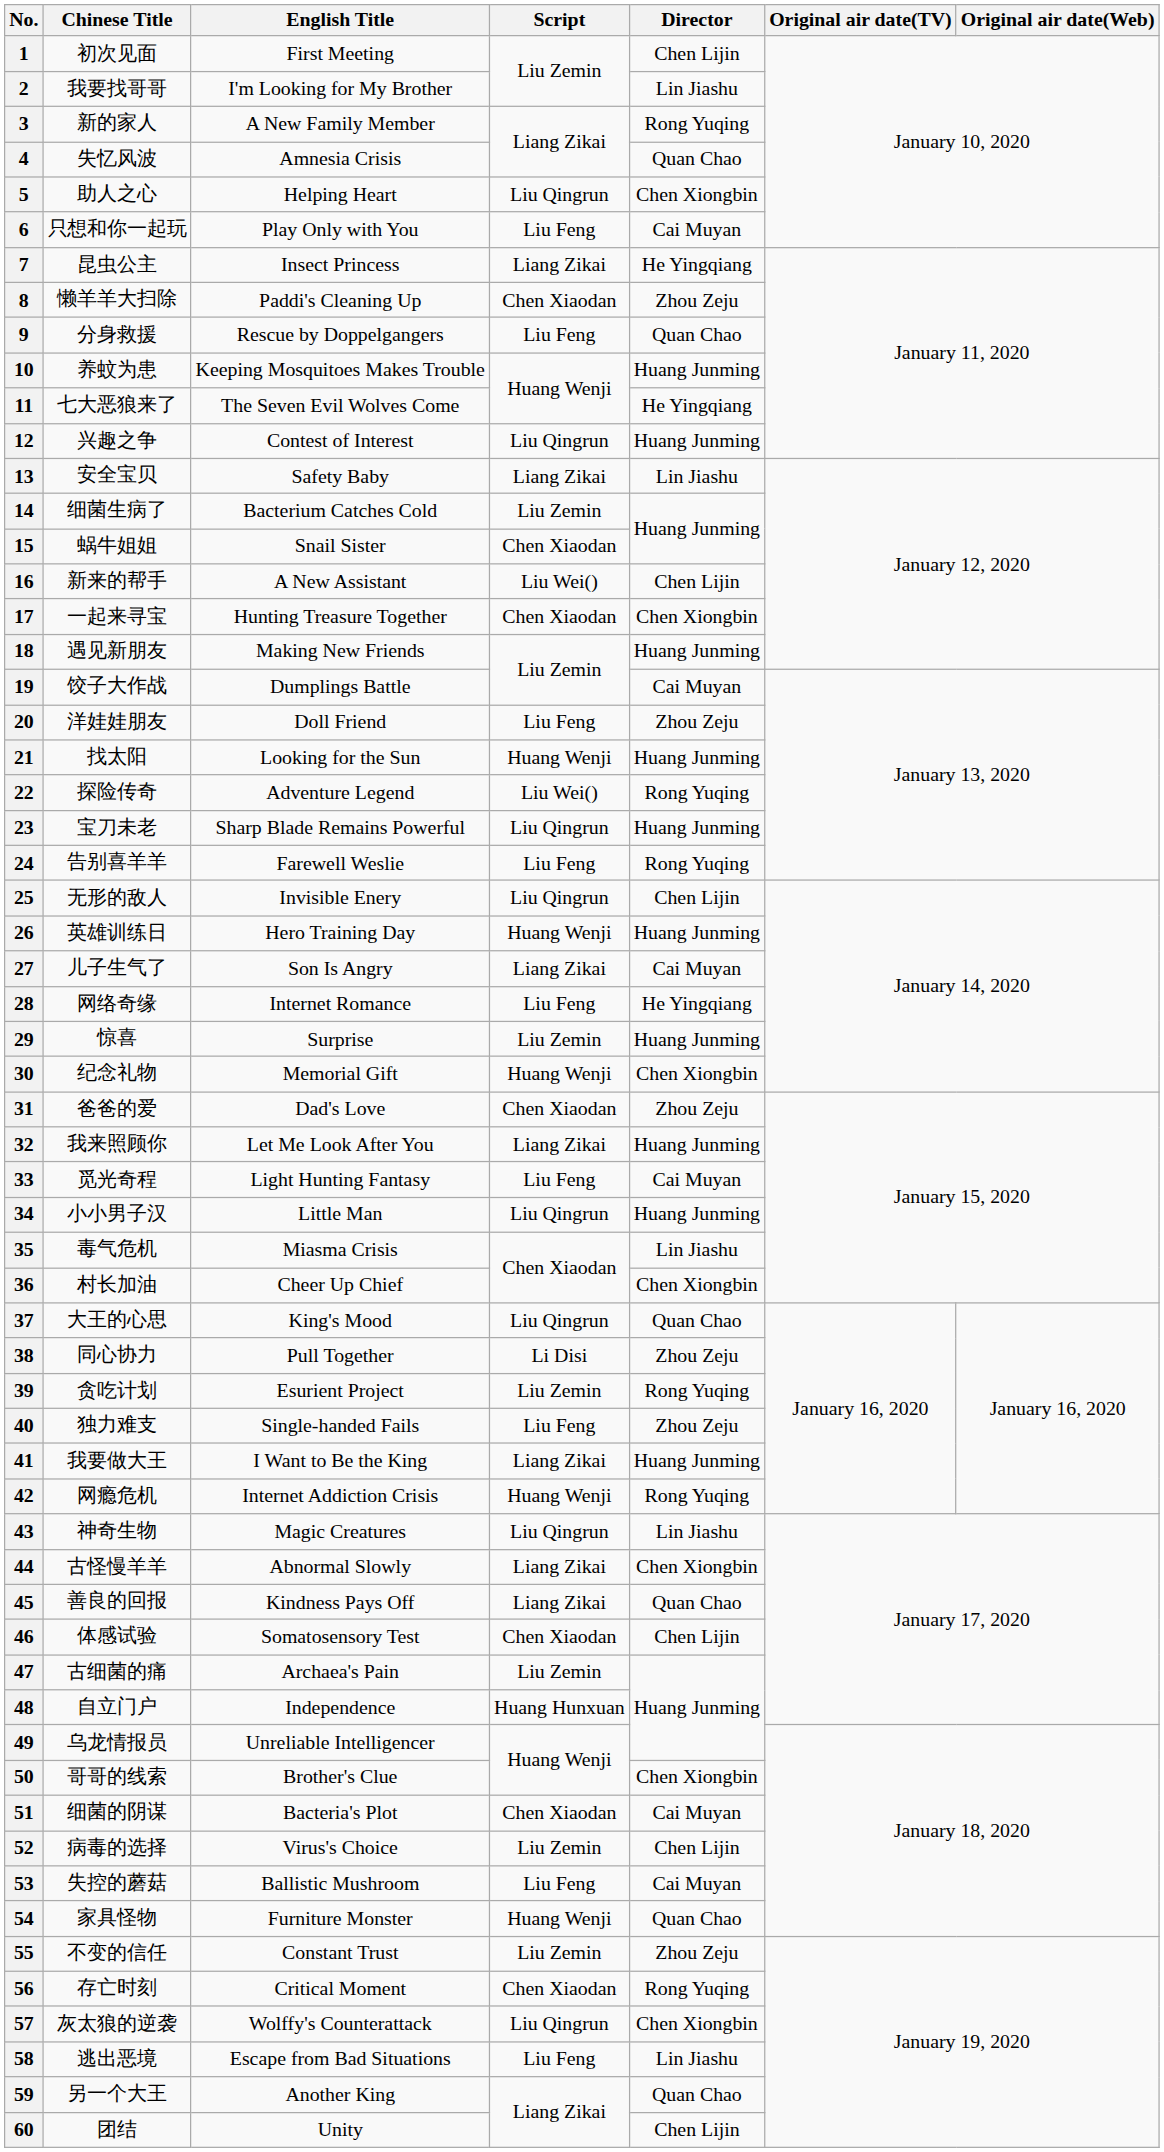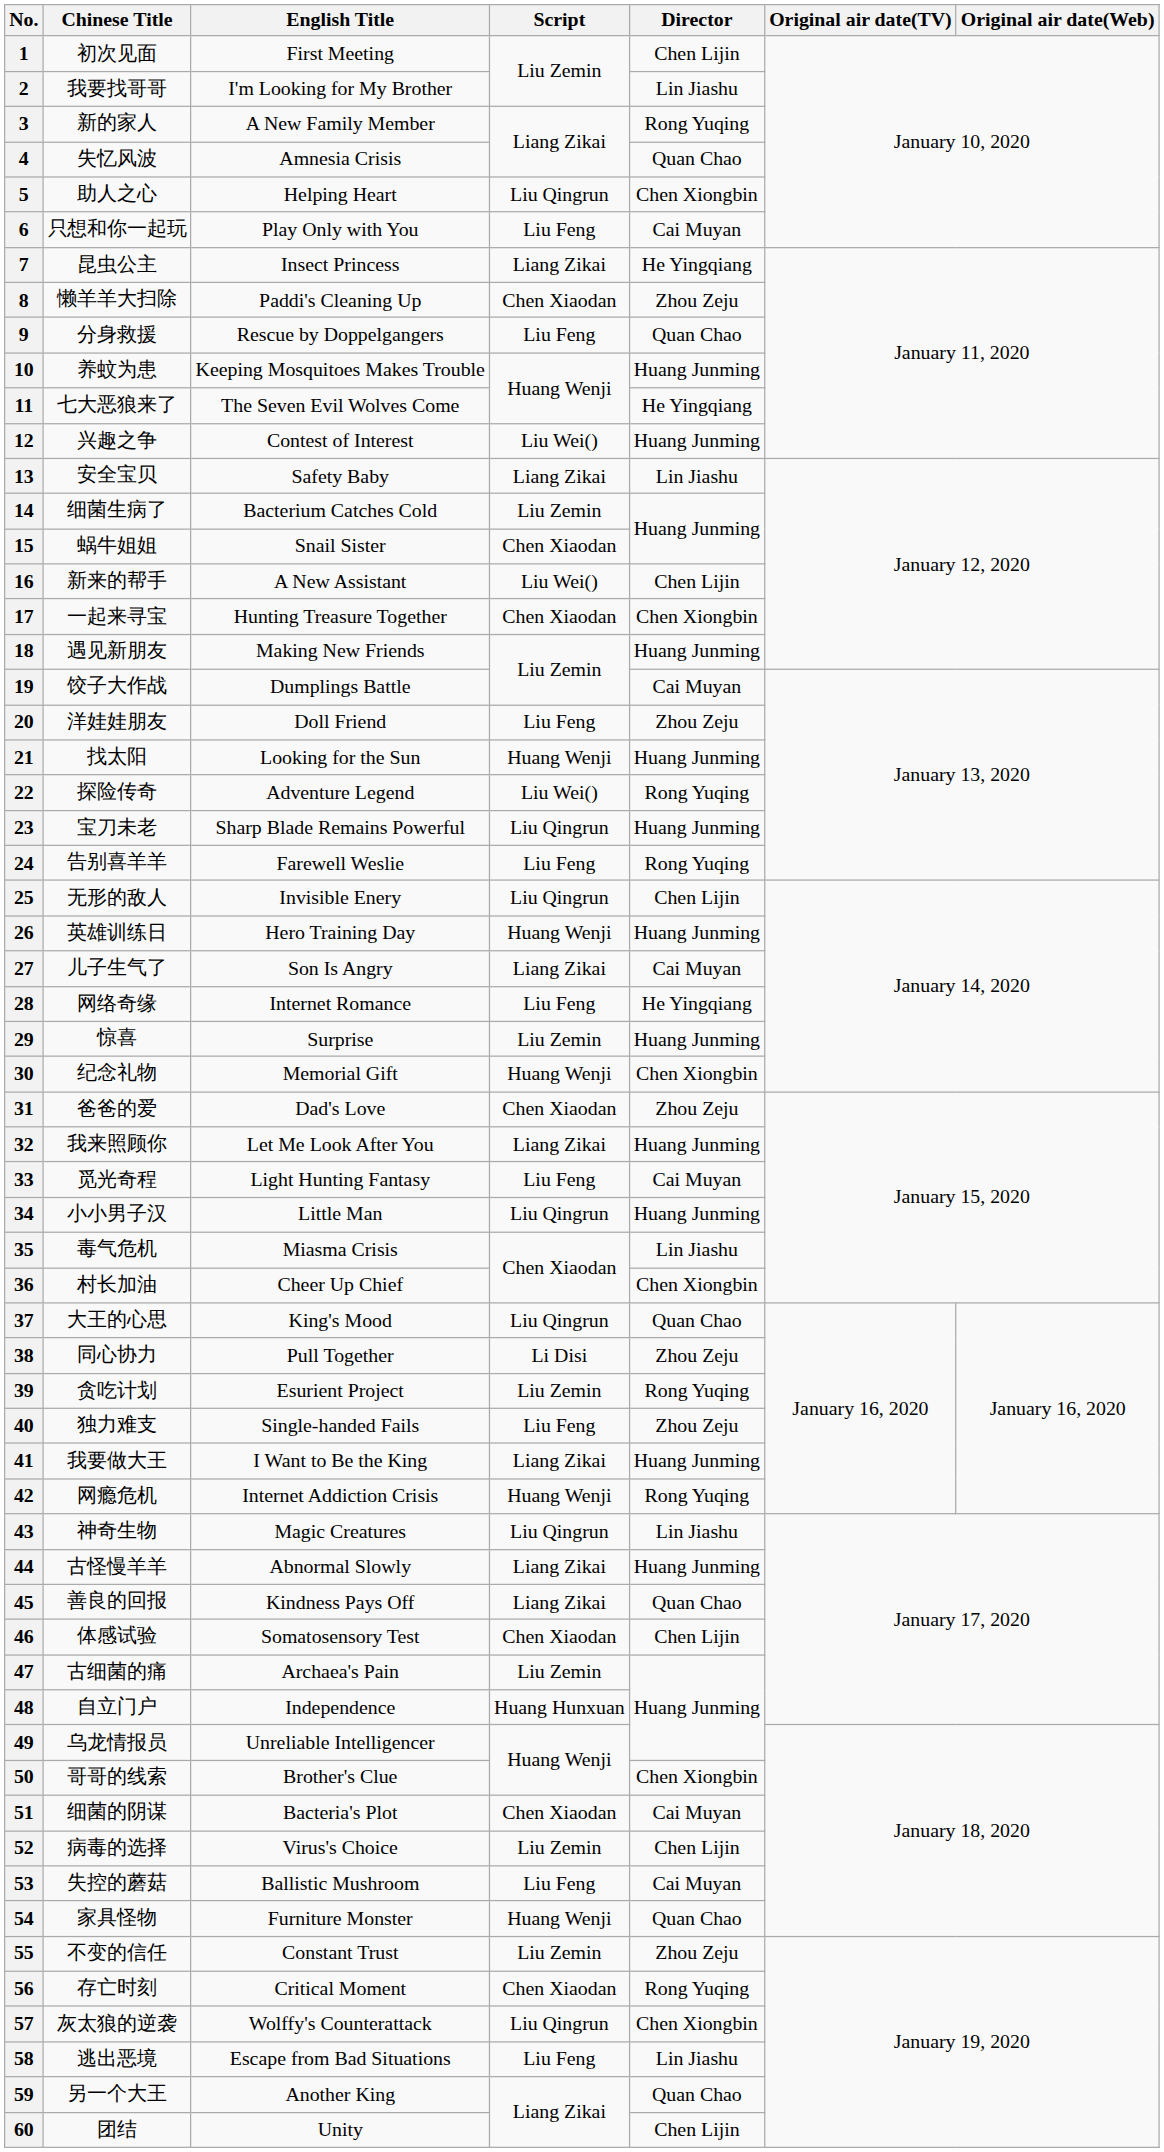(559, 440) Liu Qingrun -> (559, 440) Liu Wei()
(697, 1566) Chen Xiongbin -> (697, 1566) Huang Junming
